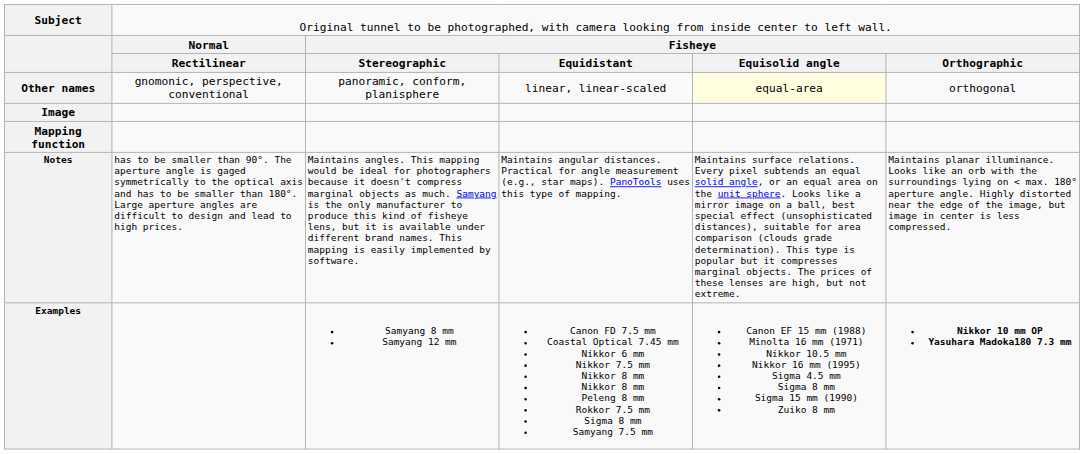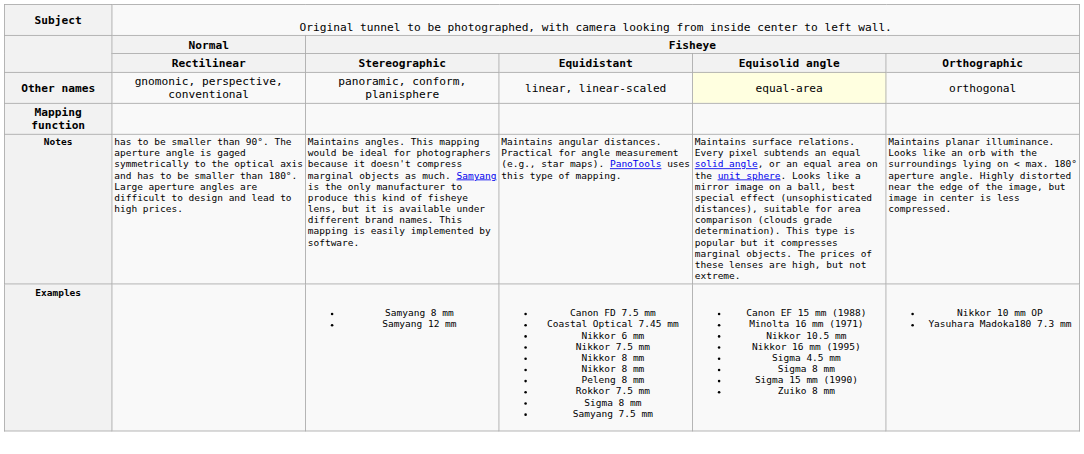- row: (58, 112)
(983, 337) bold -> (983, 318) normal
